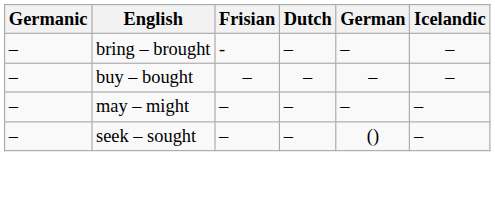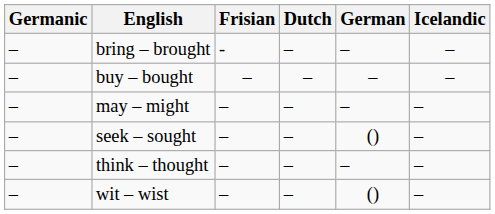+ row: (152, 164)
+ row: (132, 194)
